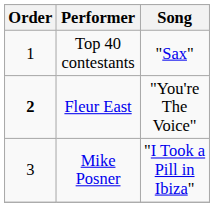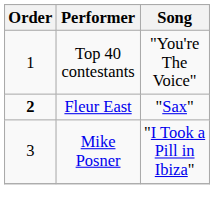(175, 52) "Sax" -> (175, 62) "You're The Voice"
(175, 106) "You're The Voice" -> (175, 106) "Sax"
